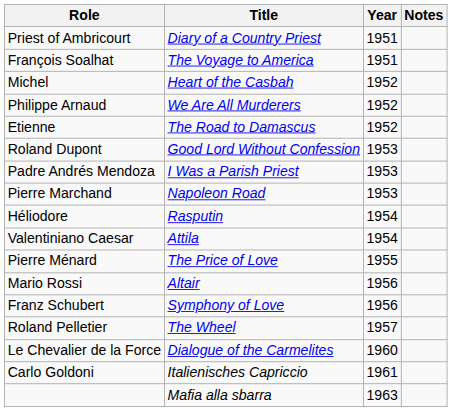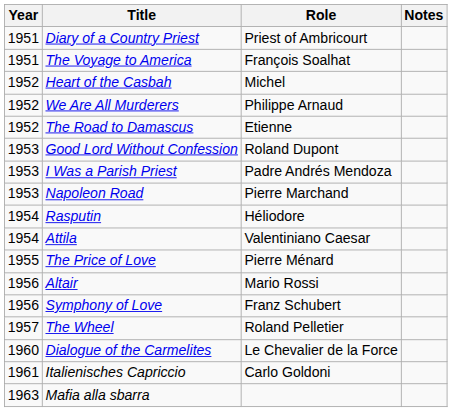columns swapped: (382, 15) <-> (84, 15)
